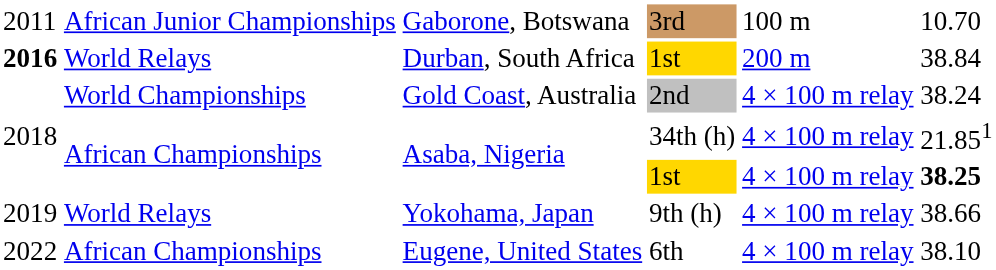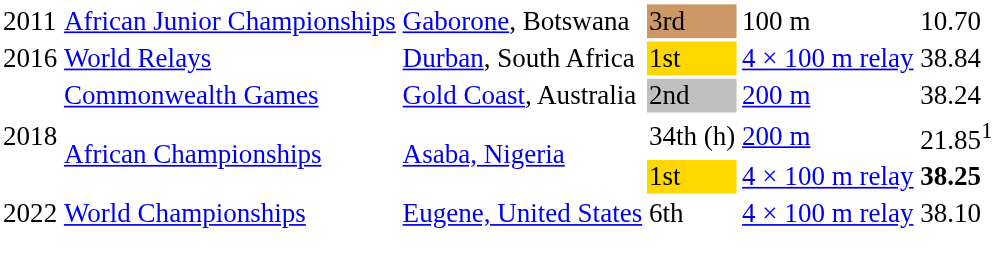(30, 58) bold -> (30, 58) normal
(776, 58) 200 m -> (828, 58) 4 × 100 m relay
(185, 95) World Championships -> (191, 95) Commonwealth Games
(828, 95) 4 × 100 m relay -> (776, 95) 200 m
(828, 136) 4 × 100 m relay -> (776, 136) 200 m
- row: (498, 214)
(193, 251) African Championships -> (185, 214) World Championships
